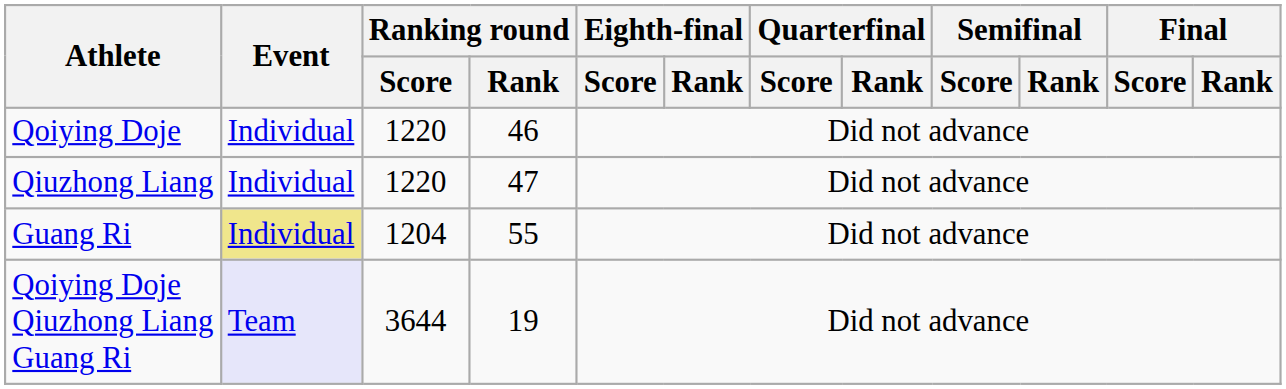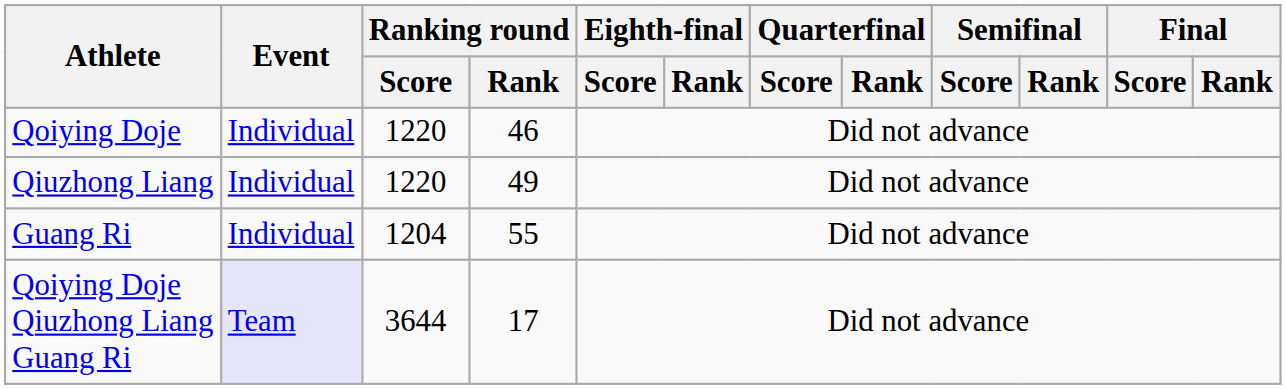(523, 182) 47 -> (523, 182) 49
(291, 233) khaki background -> (291, 233) no background
(523, 320) 19 -> (523, 320) 17
